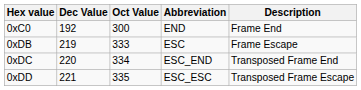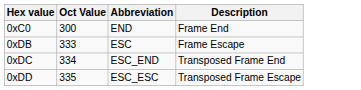- column: (83, 12)
